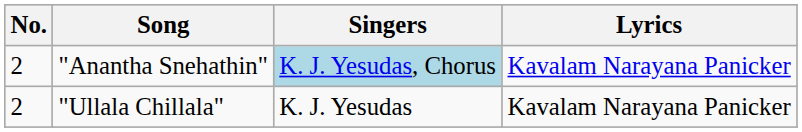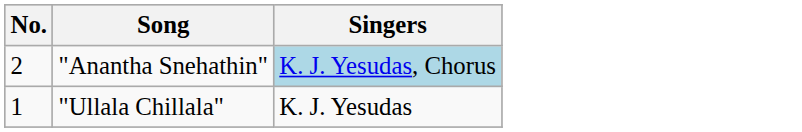- column: (649, 25)
(17, 106) 2 -> (17, 106) 1
